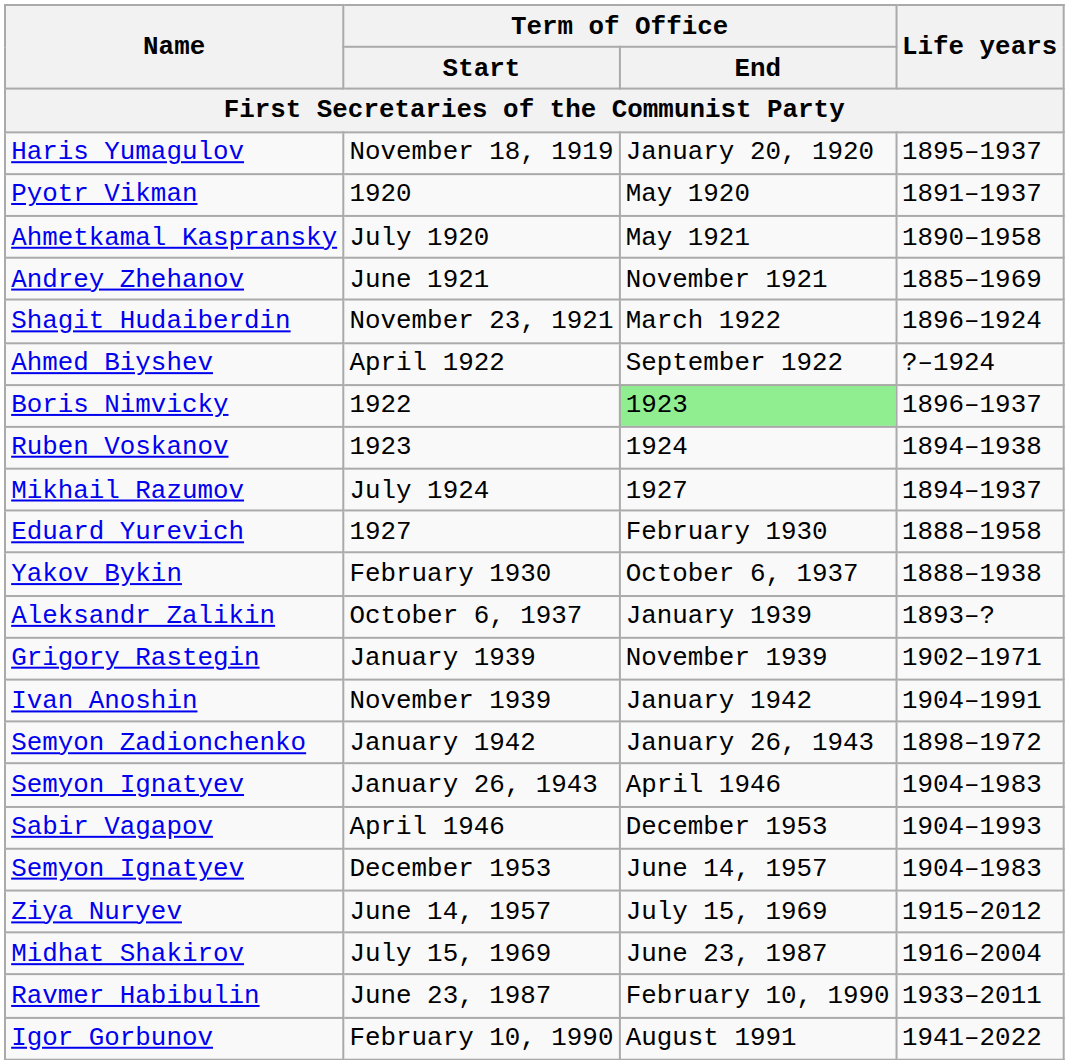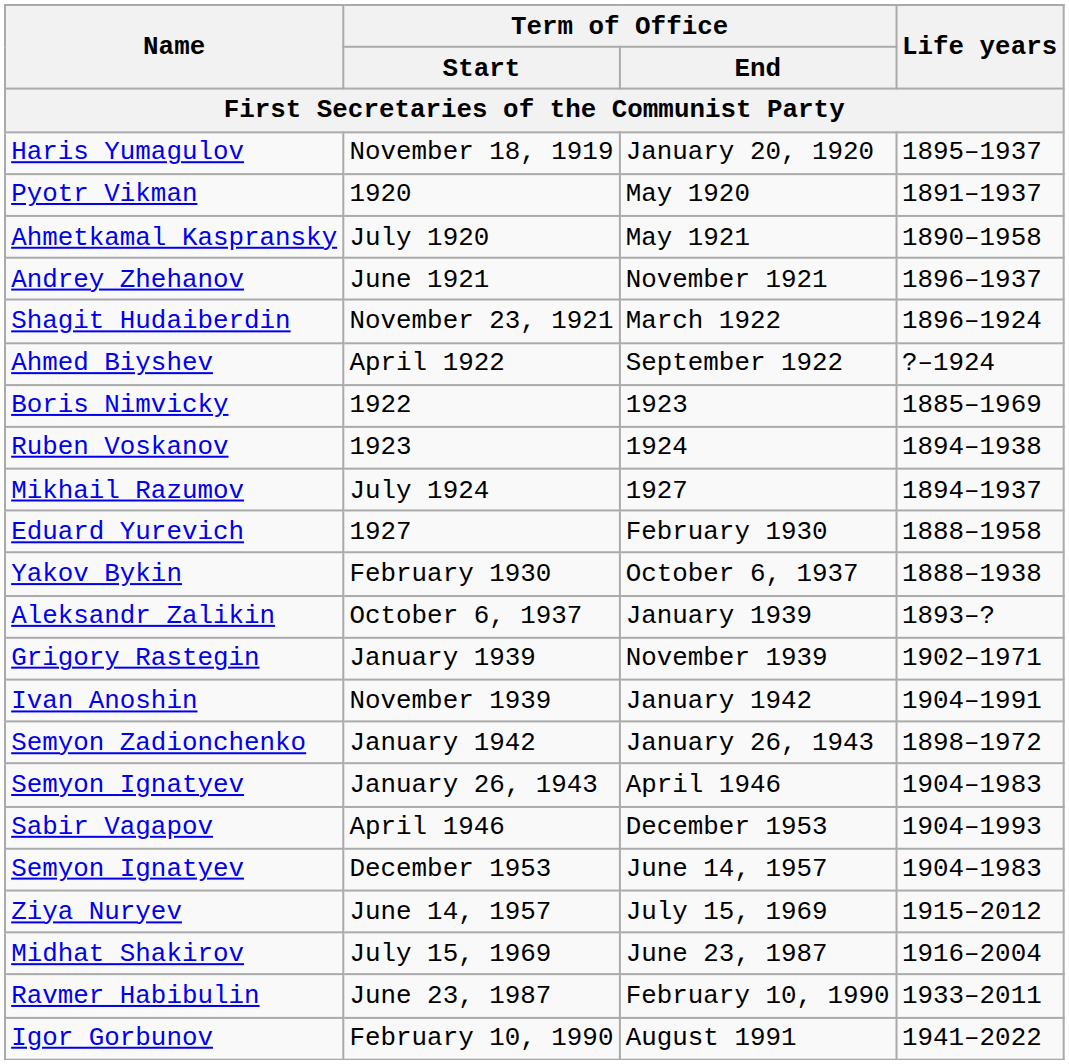(972, 279) 1885–1969 -> (972, 279) 1896–1937
(657, 406) lightgreen background -> (657, 406) no background
(972, 406) 1896–1937 -> (972, 406) 1885–1969
